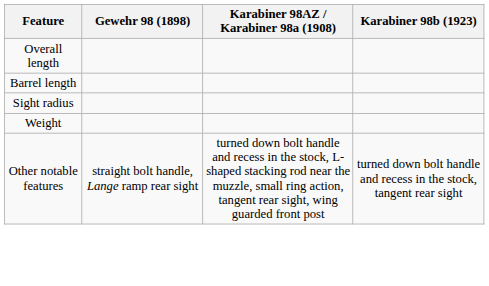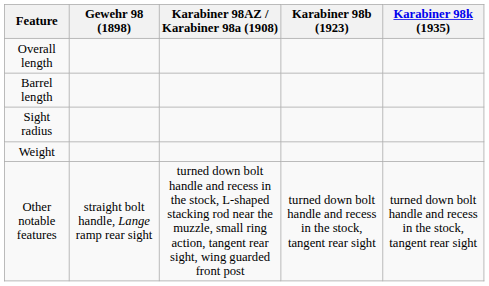+ column: (433, 21)
